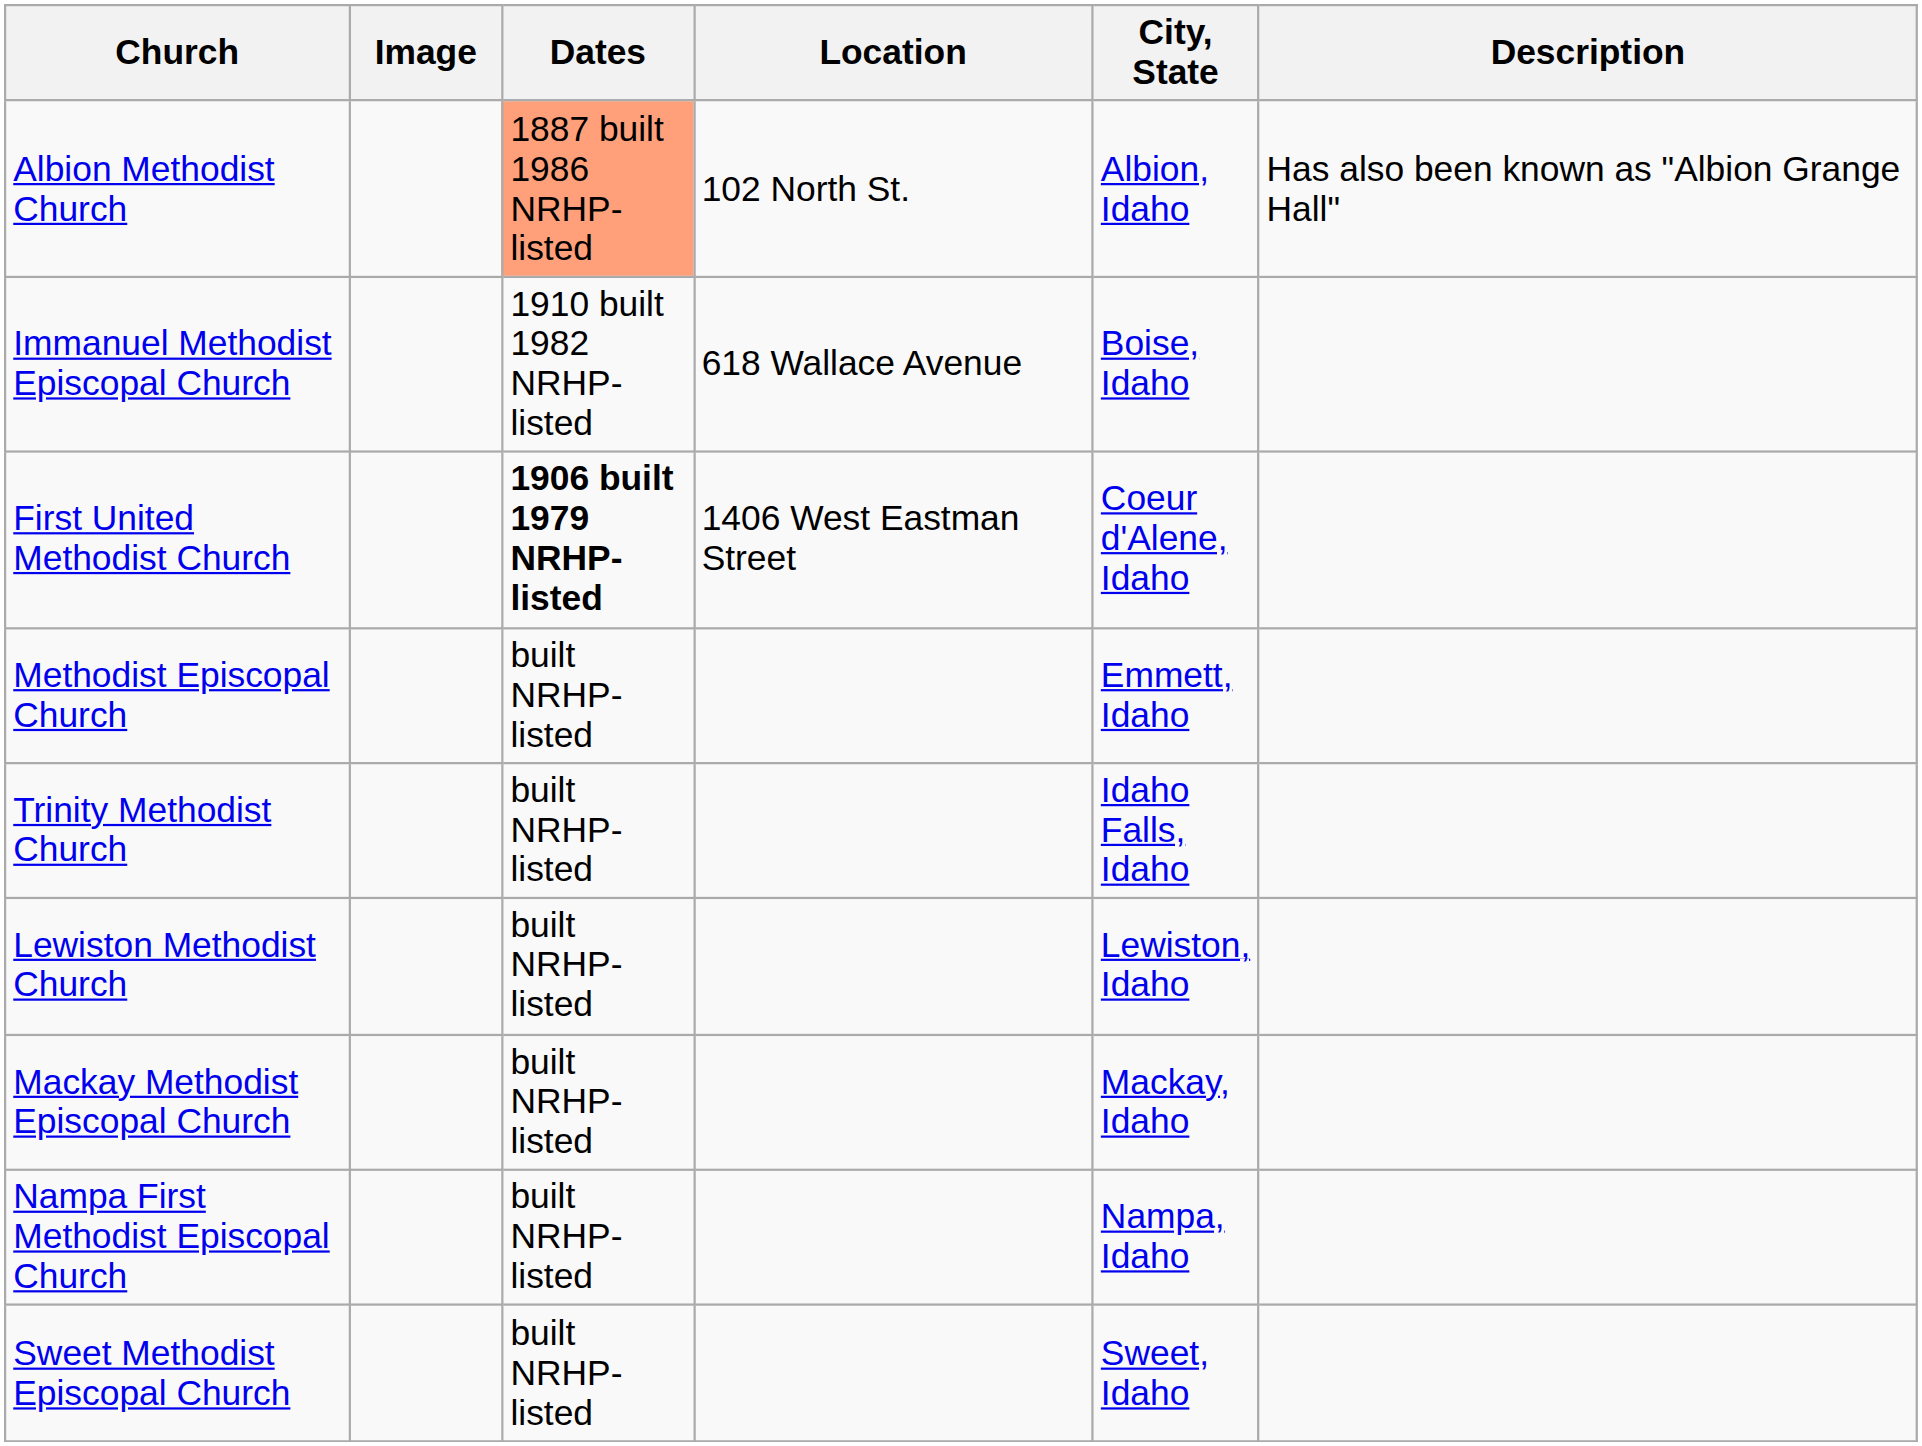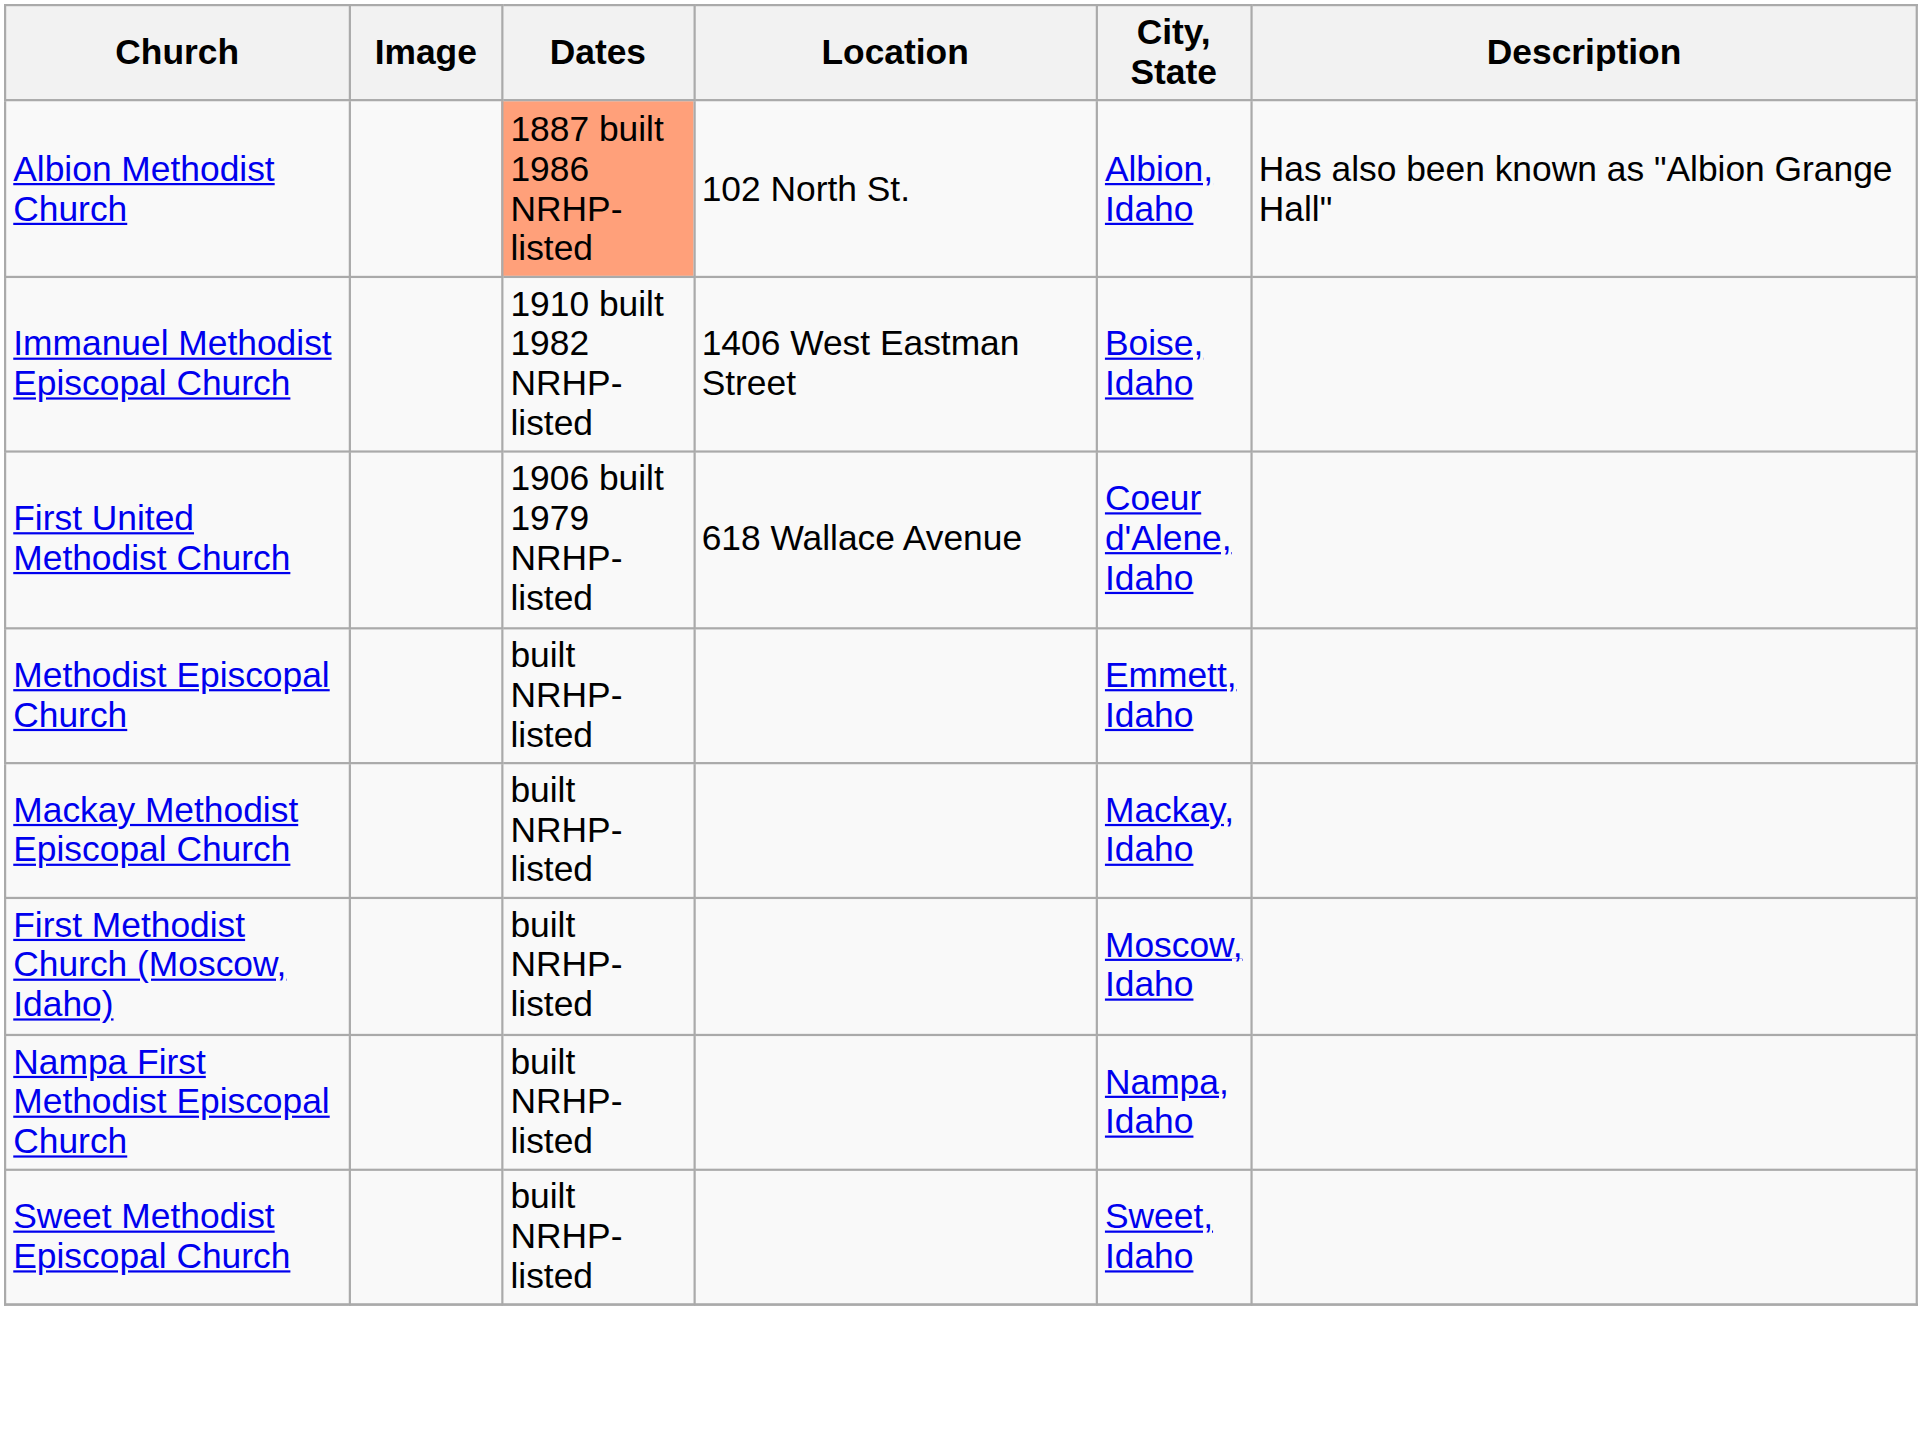(862, 363) 618 Wallace Avenue -> (861, 363) 1406 West Eastman Street
(592, 538) bold -> (587, 538) normal
(861, 538) 1406 West Eastman Street -> (862, 538) 618 Wallace Avenue
- row: (142, 830)
- row: (165, 965)
+ row: (150, 965)
